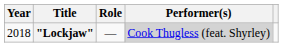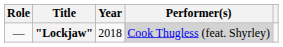columns swapped: (19, 13) <-> (110, 13)
